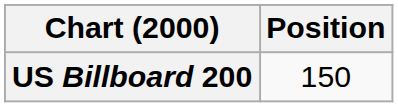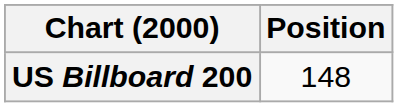(326, 76) 150 -> (326, 76) 148
